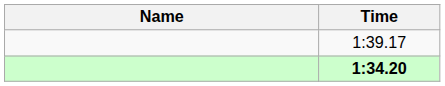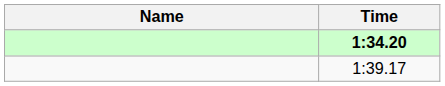rows swapped: (379, 68) <-> (379, 42)
